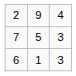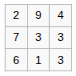(38, 37) 5 -> (38, 37) 3
